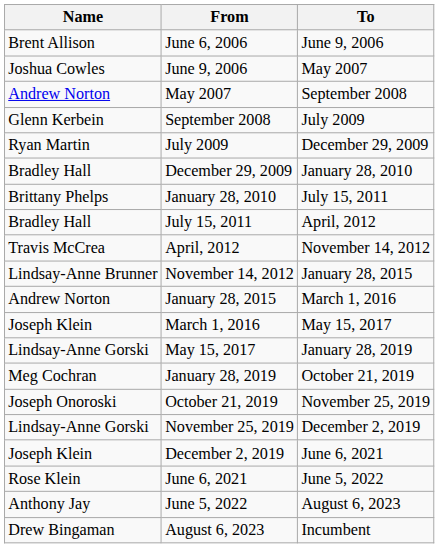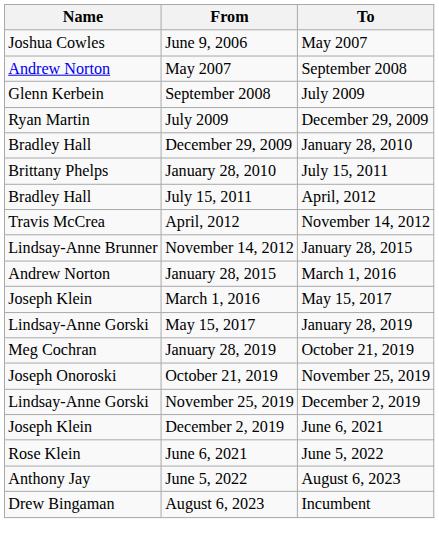- row: (206, 42)
